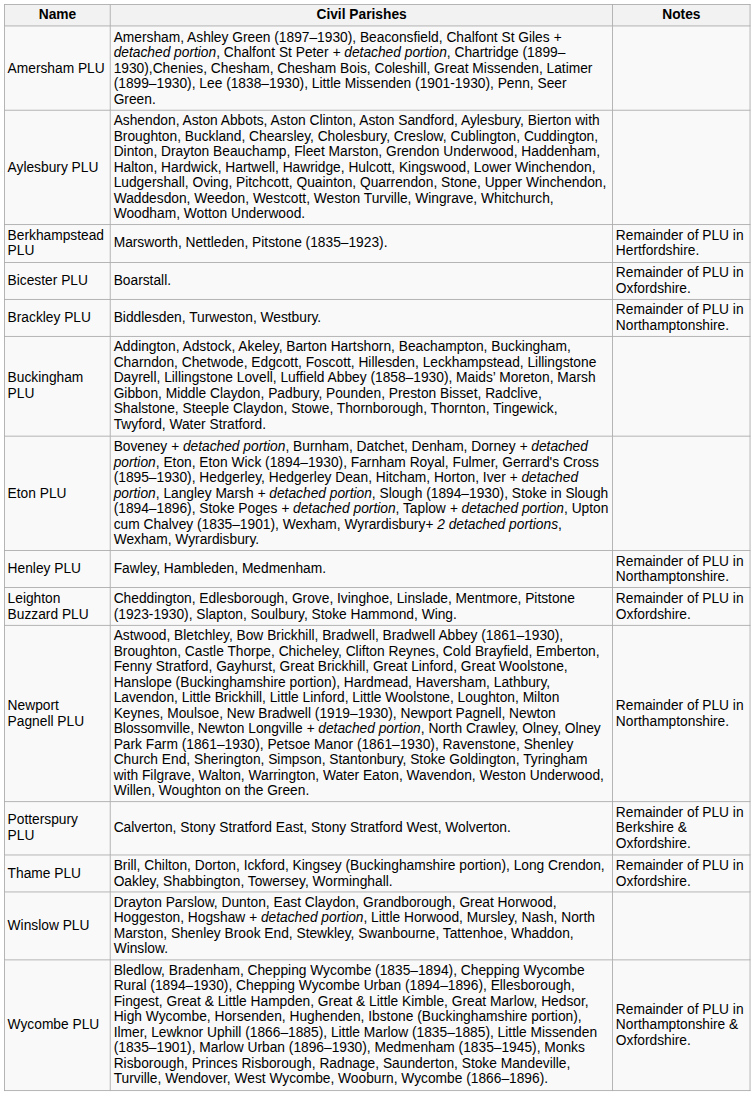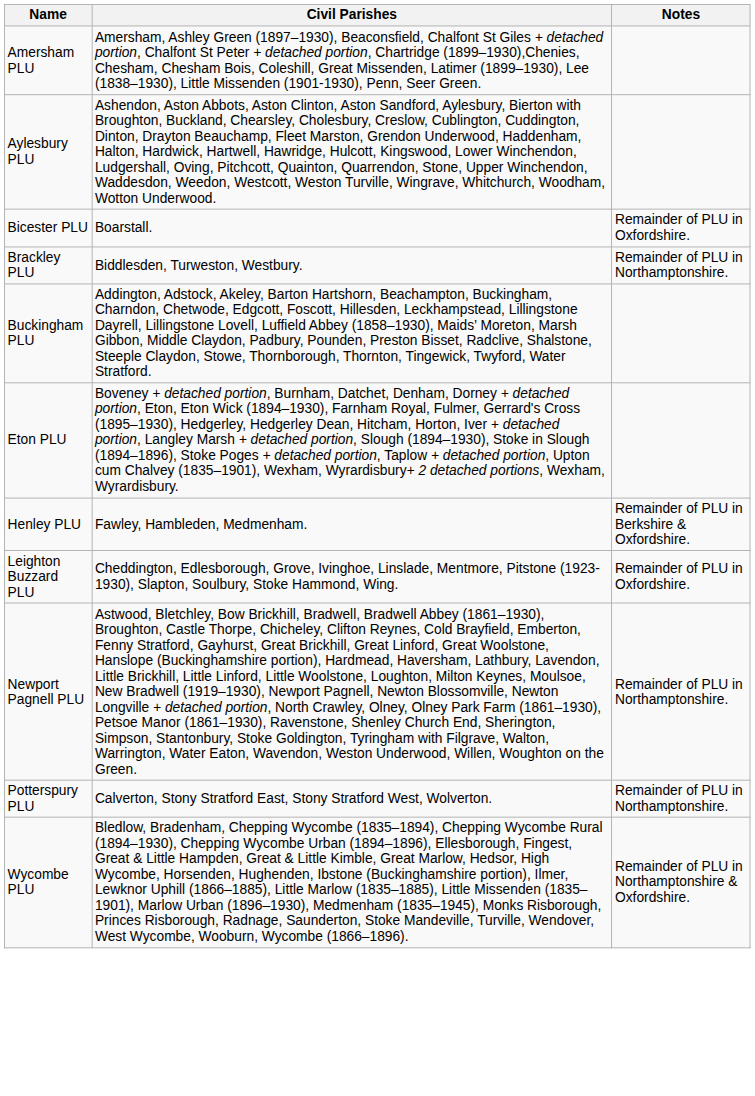- row: (56, 243)
(680, 569) Remainder of PLU in Northamptonshire. -> (679, 524) Remainder of PLU in Berkshire & Oxfordshire.
(680, 828) Remainder of PLU in Berkshire & Oxfordshire. -> (679, 798) Remainder of PLU in Northamptonshire.
- row: (44, 873)
- row: (49, 926)
